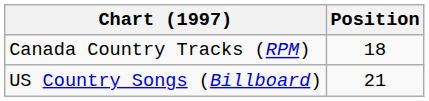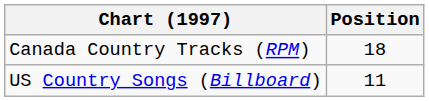(375, 80) 21 -> (375, 80) 11
